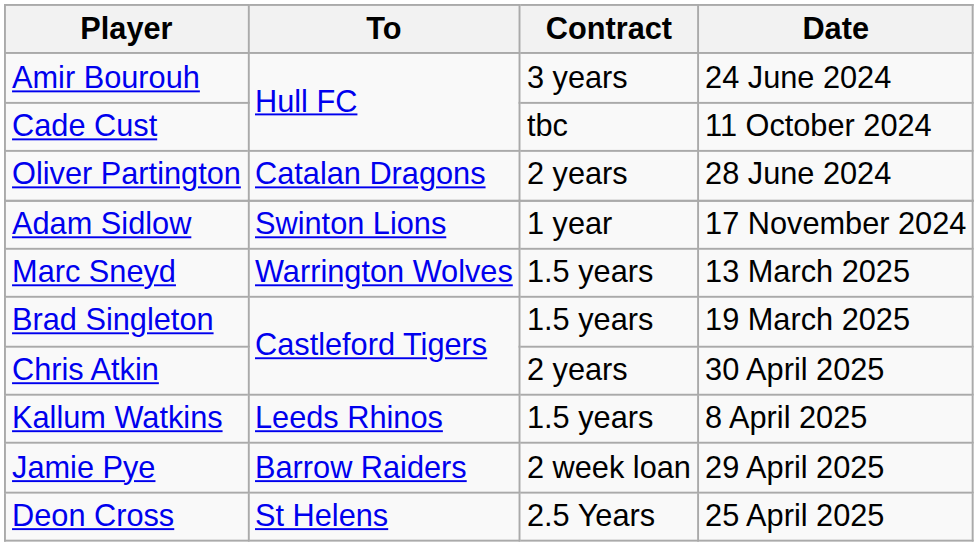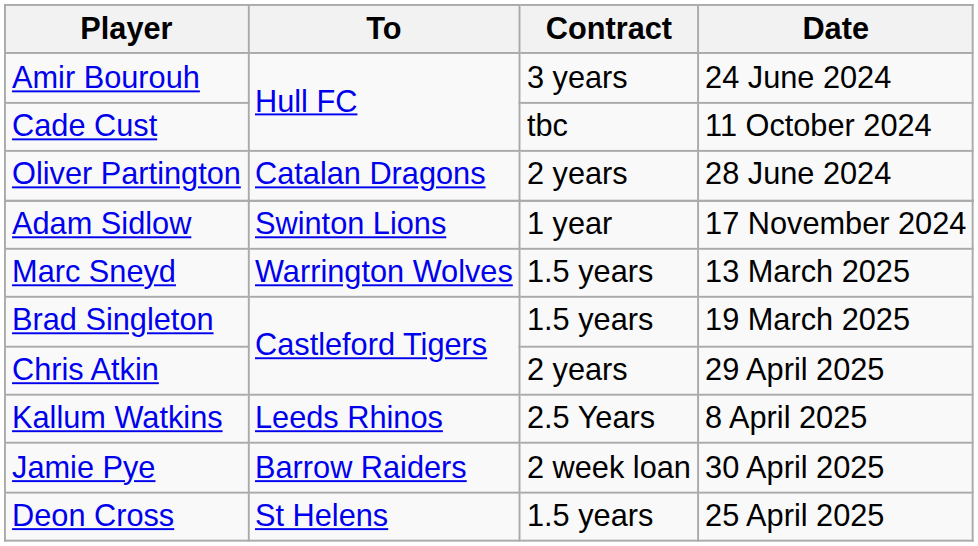(795, 369) 30 April 2025 -> (795, 369) 29 April 2025
(590, 418) 1.5 years -> (591, 418) 2.5 Years
(795, 467) 29 April 2025 -> (795, 467) 30 April 2025
(591, 516) 2.5 Years -> (590, 516) 1.5 years
